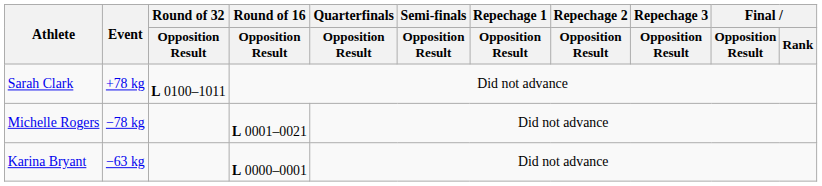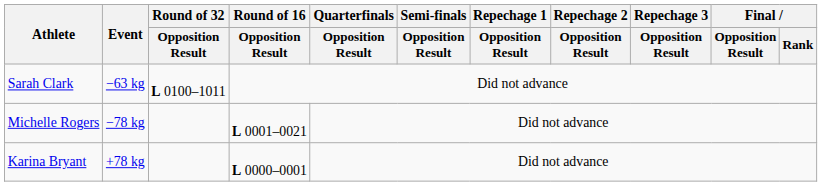(125, 84) +78 kg -> (125, 84) −63 kg
(125, 162) −63 kg -> (125, 162) +78 kg
